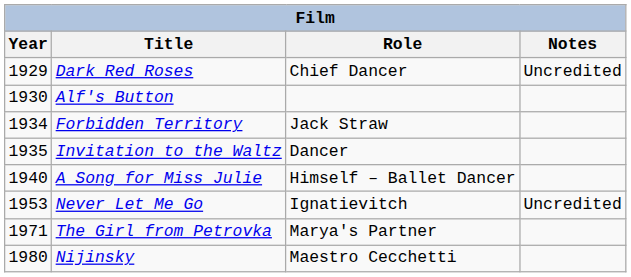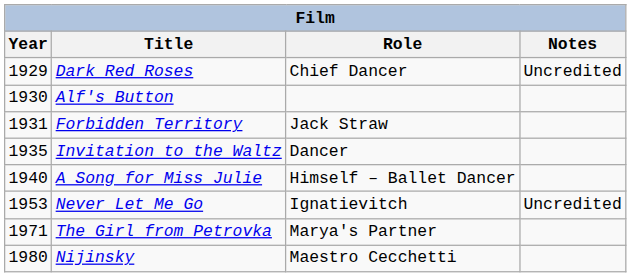(28, 125) 1934 -> (28, 125) 1931
